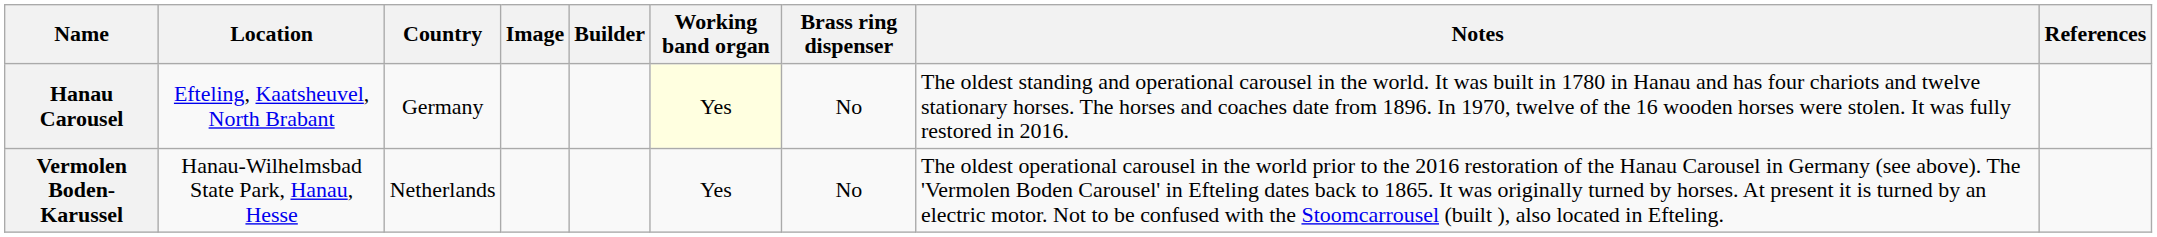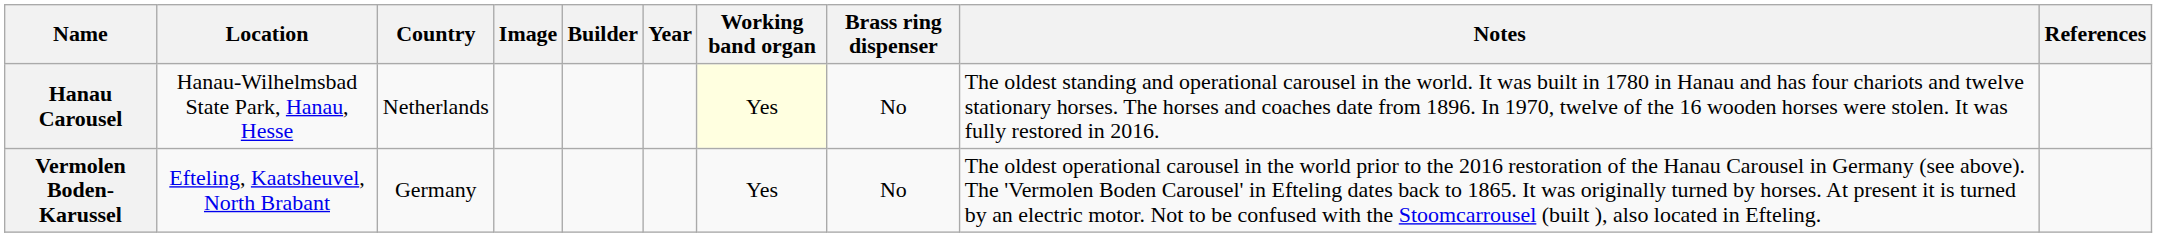+ column: (670, 34)
(272, 105) Efteling, Kaatsheuvel, North Brabant -> (267, 105) Hanau-Wilhelmsbad State Park, Hanau, Hesse
(443, 105) Germany -> (436, 105) Netherlands
(272, 190) Hanau-Wilhelmsbad State Park, Hanau, Hesse -> (267, 190) Efteling, Kaatsheuvel, North Brabant
(443, 190) Netherlands -> (436, 190) Germany
